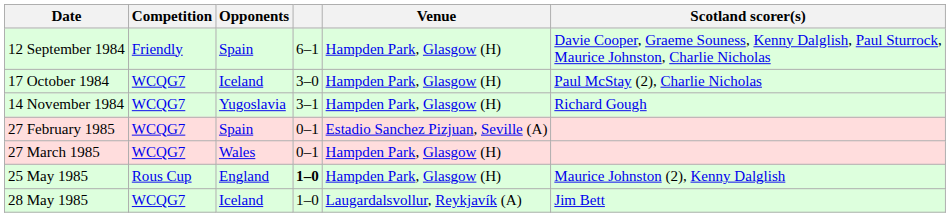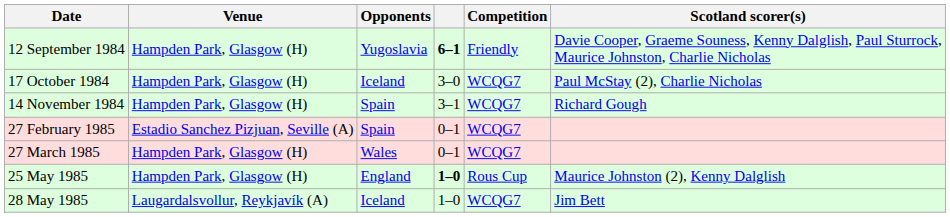columns swapped: (437, 16) <-> (172, 16)
(236, 48) Spain -> (394, 48) Yugoslavia
(307, 48) normal -> (449, 48) bold
(252, 104) Yugoslavia -> (378, 104) Spain
